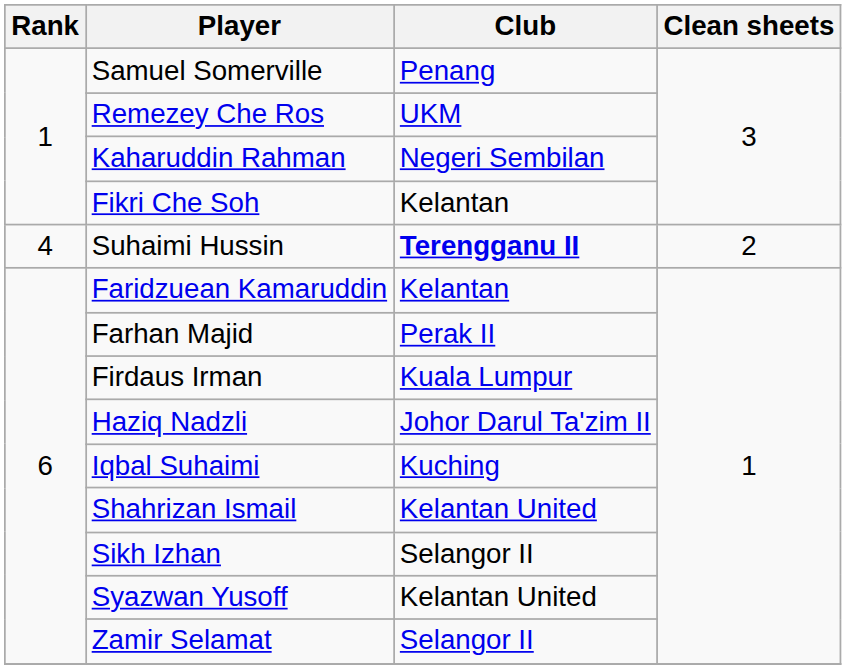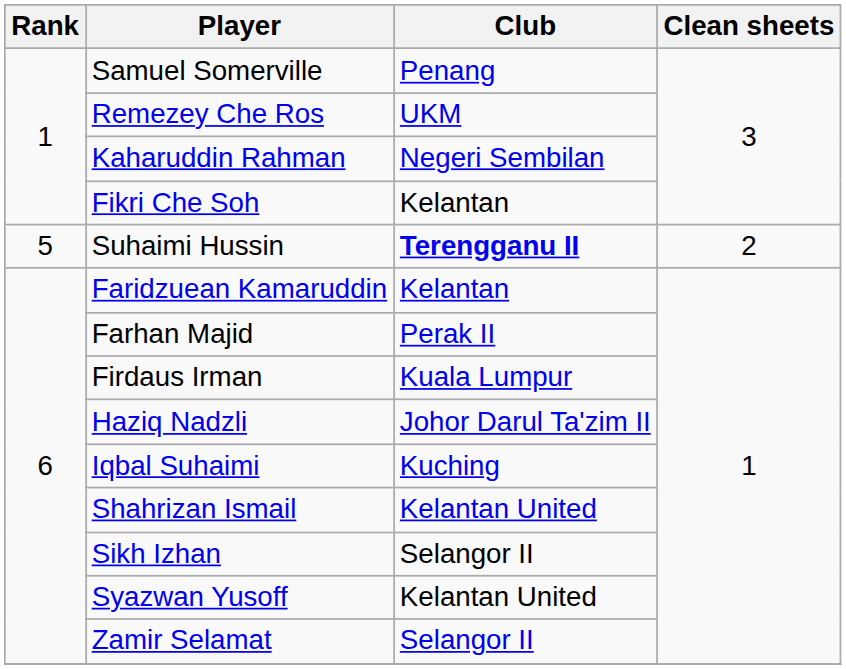(45, 245) 4 -> (45, 245) 5
